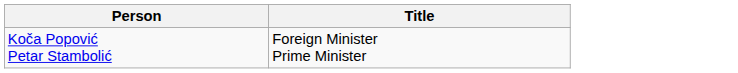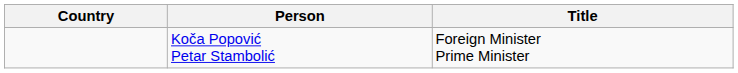+ column: (86, 16)
